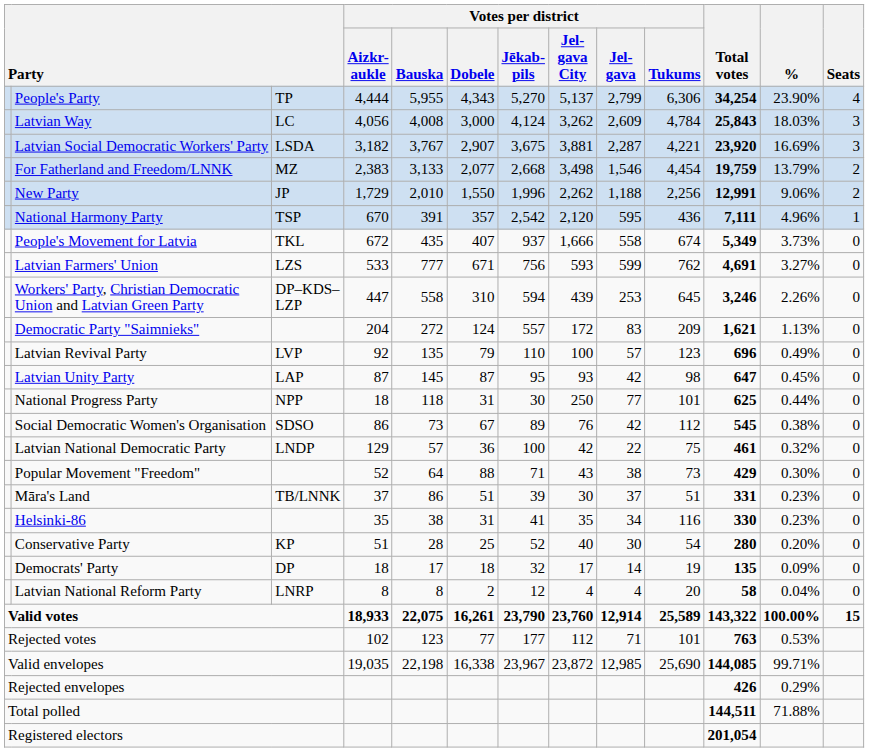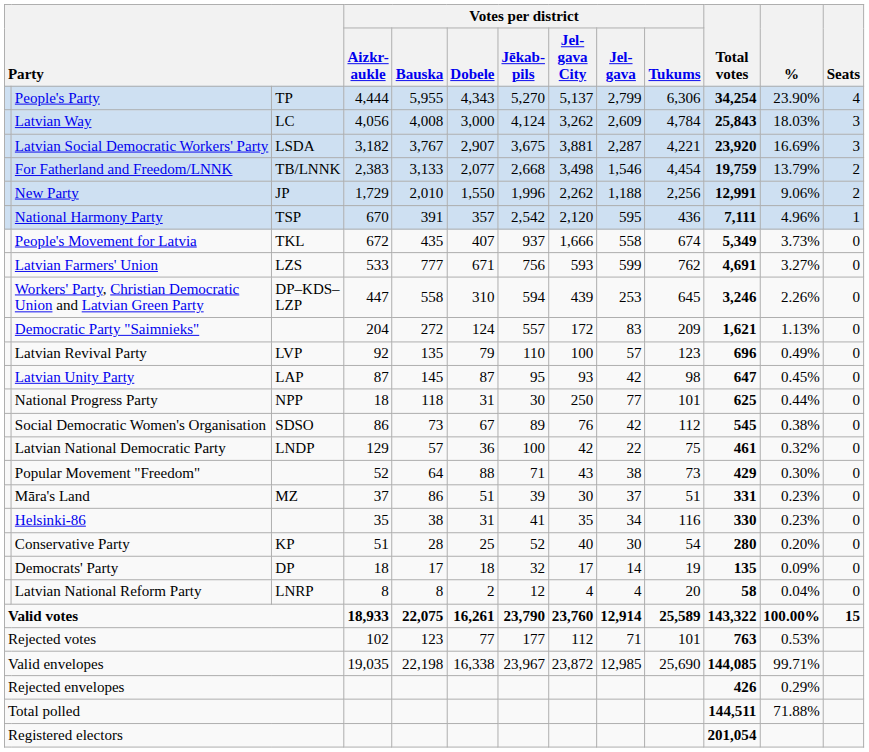(287, 169) MZ -> (308, 169) TB/LNNK
(308, 496) TB/LNNK -> (287, 496) MZ
